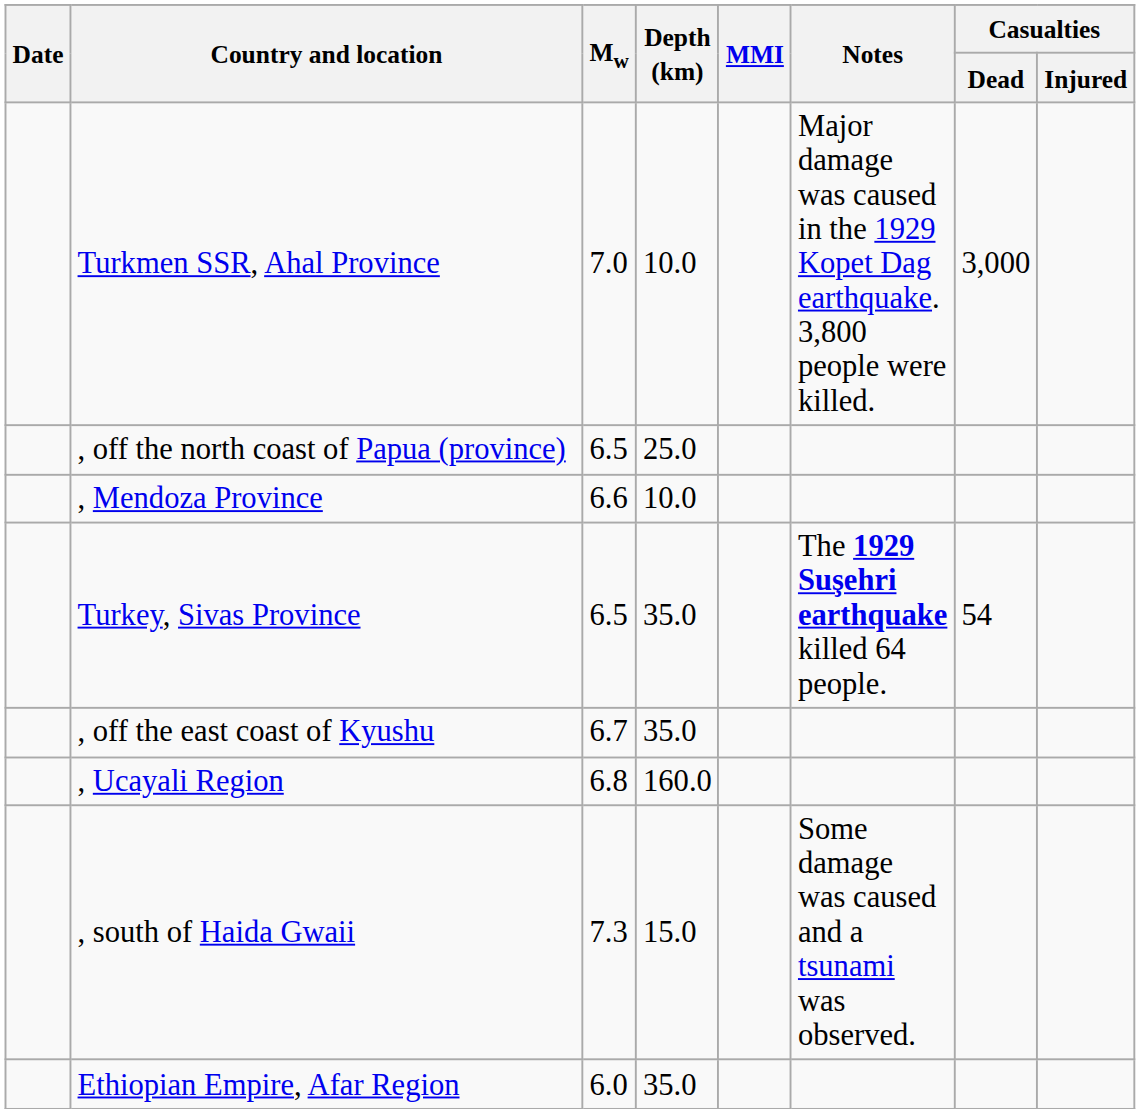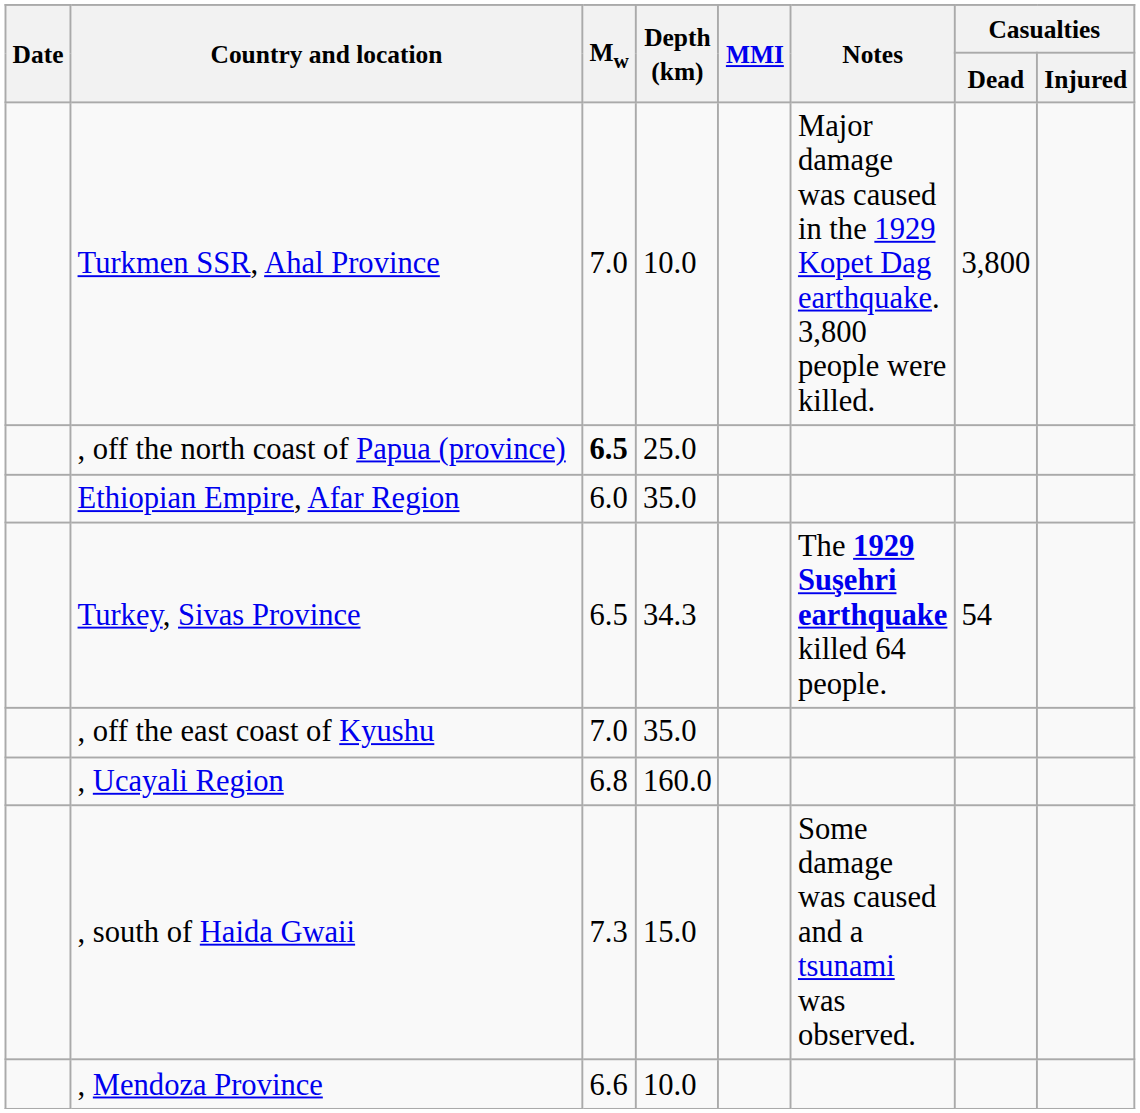(996, 263) 3,000 -> (996, 263) 3,800
(609, 449) normal -> (609, 449) bold
rows swapped: (269, 1083) <-> (200, 497)
(670, 614) 35.0 -> (670, 614) 34.3
(609, 732) 6.7 -> (609, 732) 7.0
